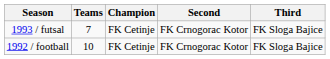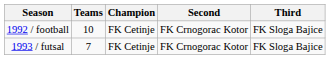rows swapped: (38, 46) <-> (38, 29)
